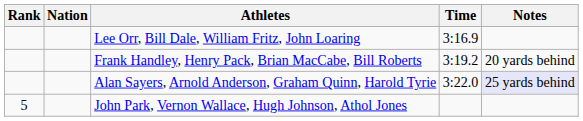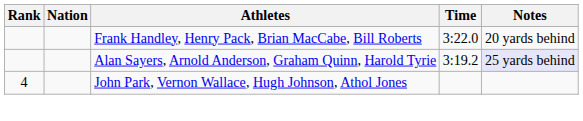- row: (227, 37)
(461, 60) 3:19.2 -> (461, 37) 3:22.0
(461, 82) 3:22.0 -> (461, 60) 3:19.2
(24, 104) 5 -> (24, 82) 4
